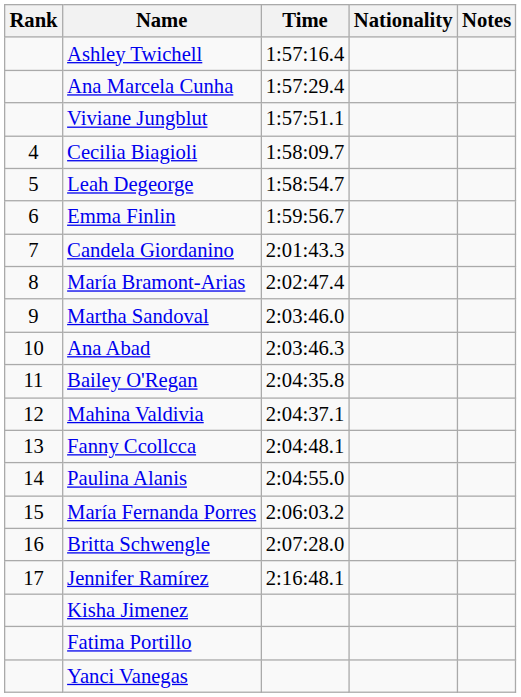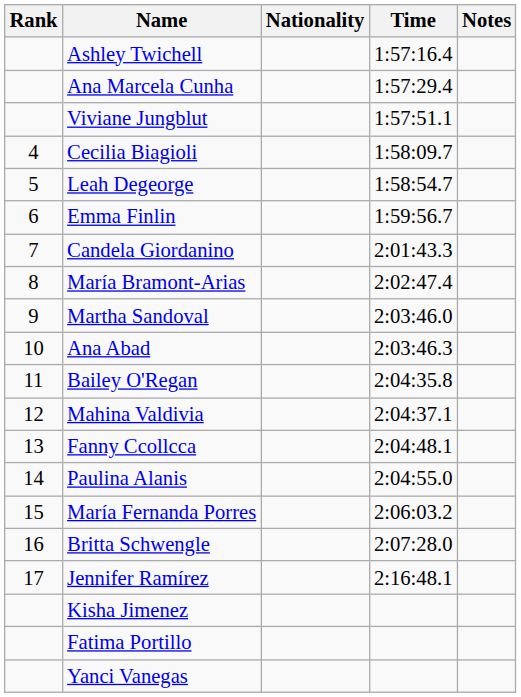columns swapped: (403, 20) <-> (305, 20)
